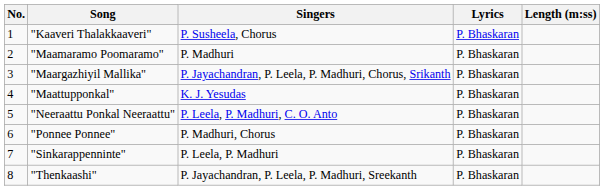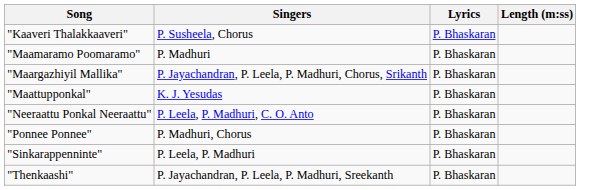- column: (16, 14)
